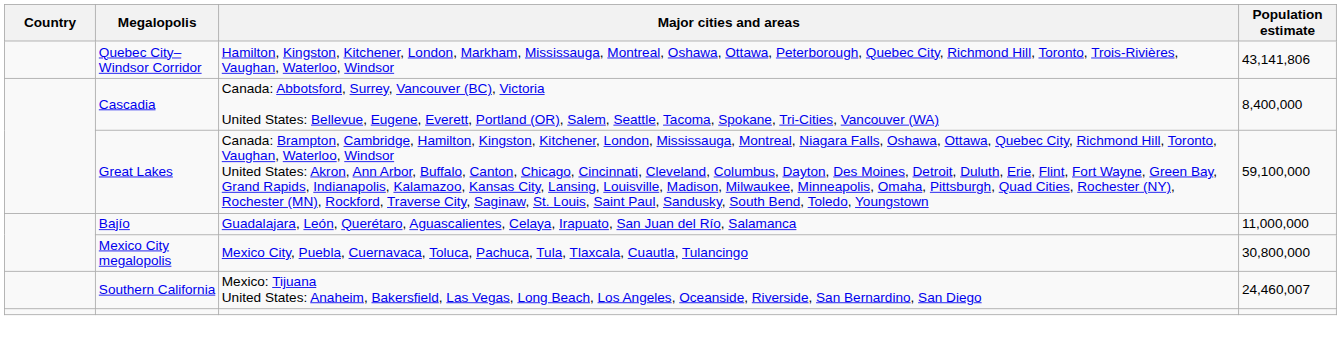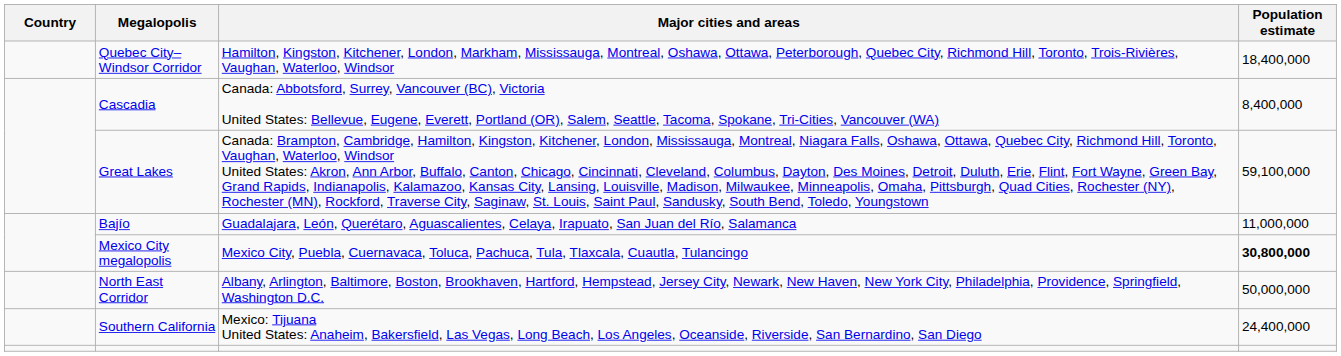(1276, 59) 43,141,806 -> (1276, 59) 18,400,000
(1276, 253) normal -> (1276, 253) bold
+ row: (131, 290)
(1276, 290) 24,460,007 -> (1276, 326) 24,400,000
